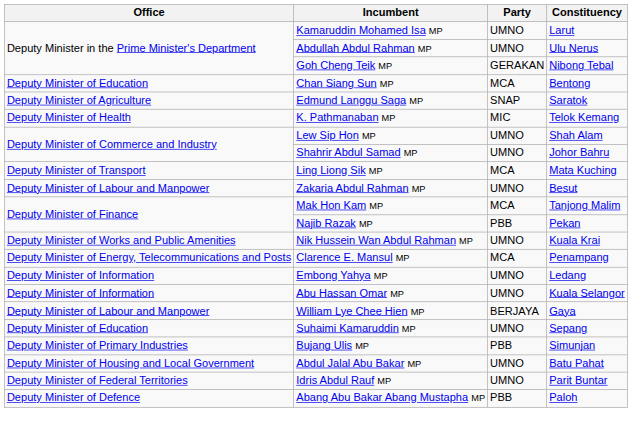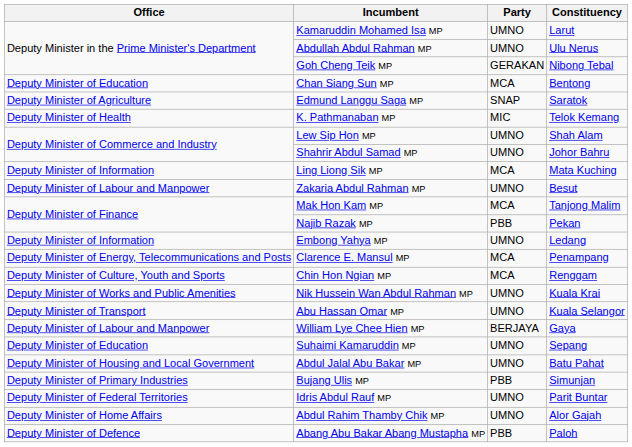(76, 170) Deputy Minister of Transport -> (81, 170) Deputy Minister of Information
rows swapped: (385, 240) <-> (342, 275)
+ row: (344, 275)
(81, 293) Deputy Minister of Information -> (76, 310) Deputy Minister of Transport
rows swapped: (359, 363) <-> (333, 345)
+ row: (370, 415)
